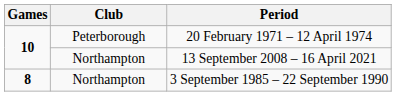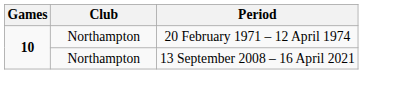(109, 36) Peterborough -> (104, 36) Northampton
- row: (279, 79)
